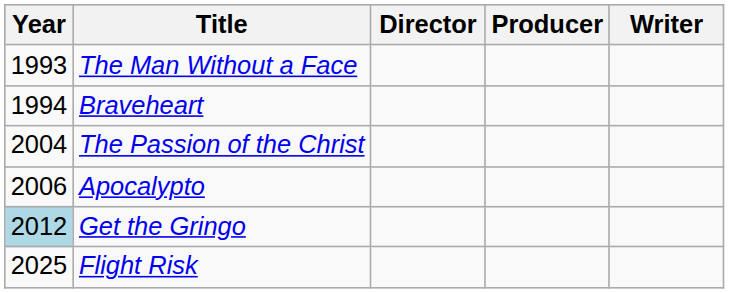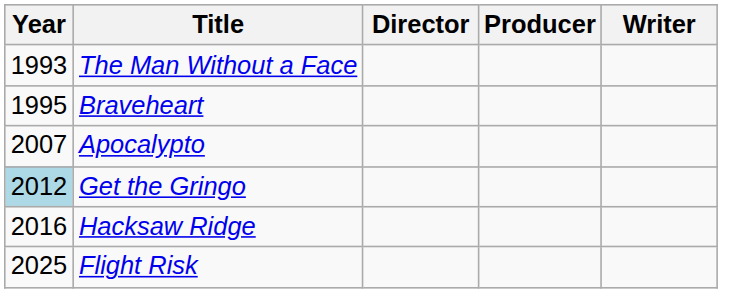(39, 105) 1994 -> (39, 105) 1995
- row: (222, 145)
(39, 186) 2006 -> (39, 145) 2007
+ row: (167, 226)
